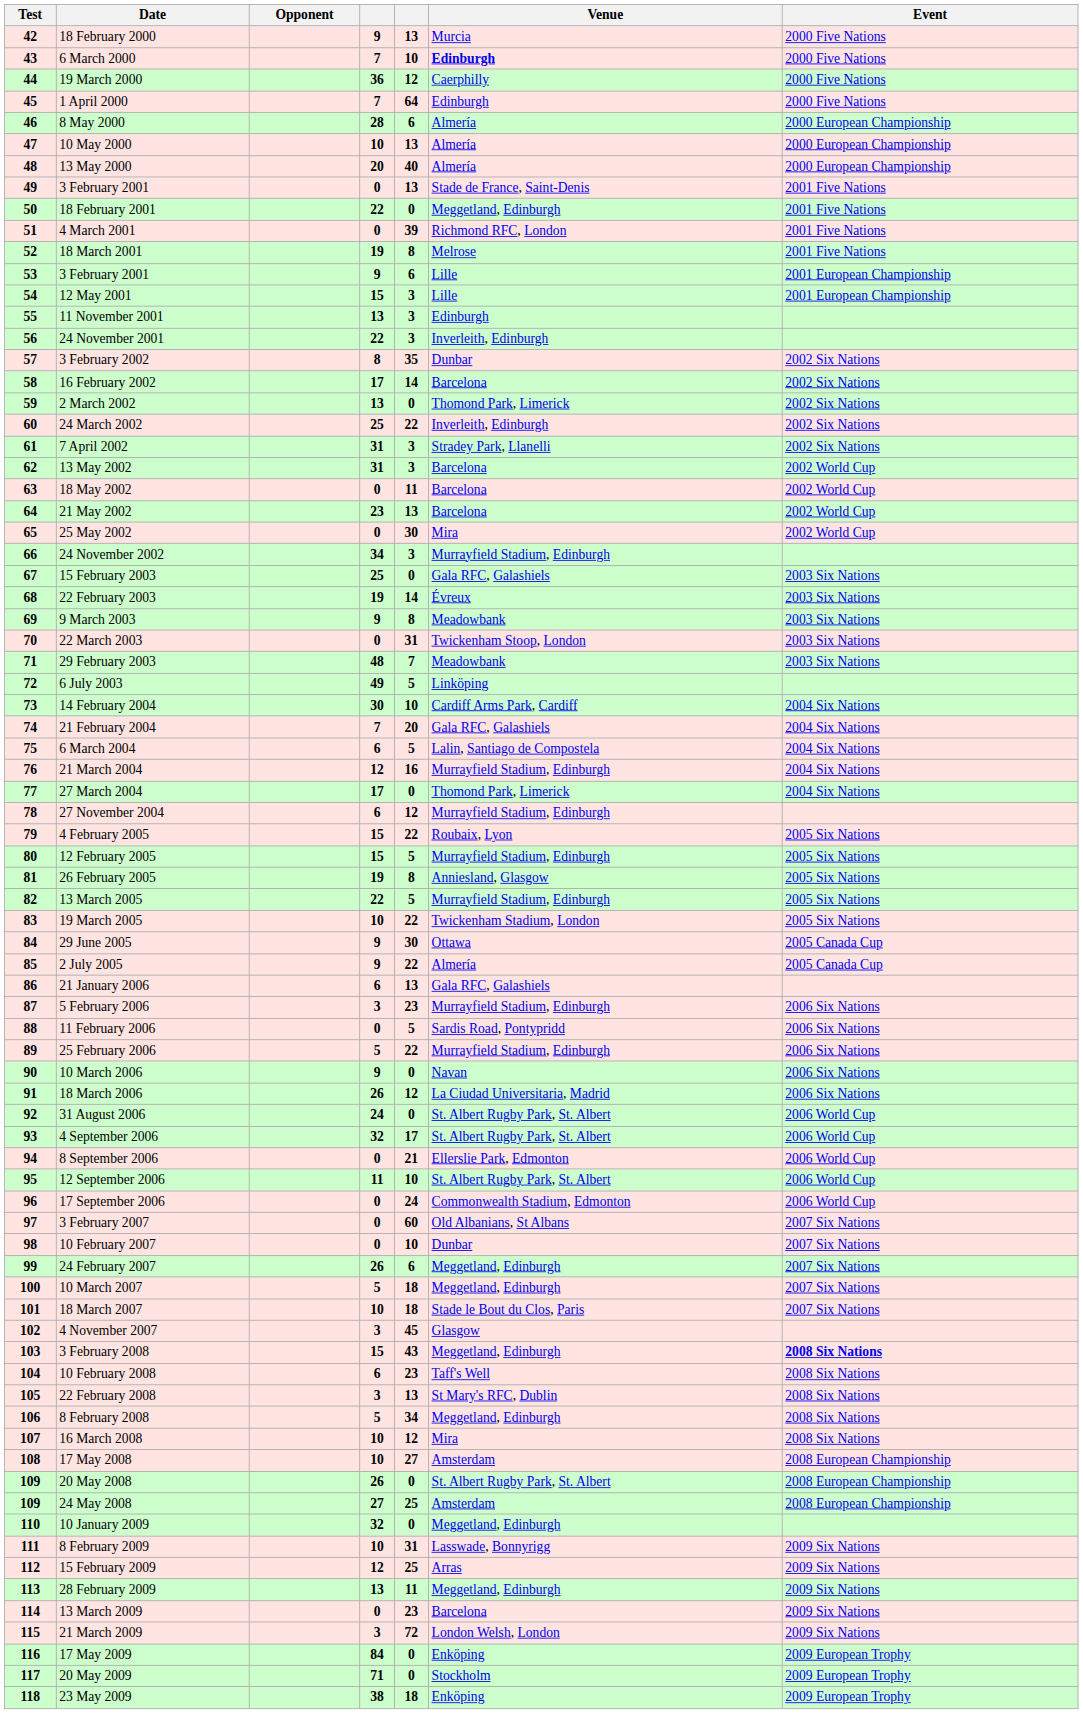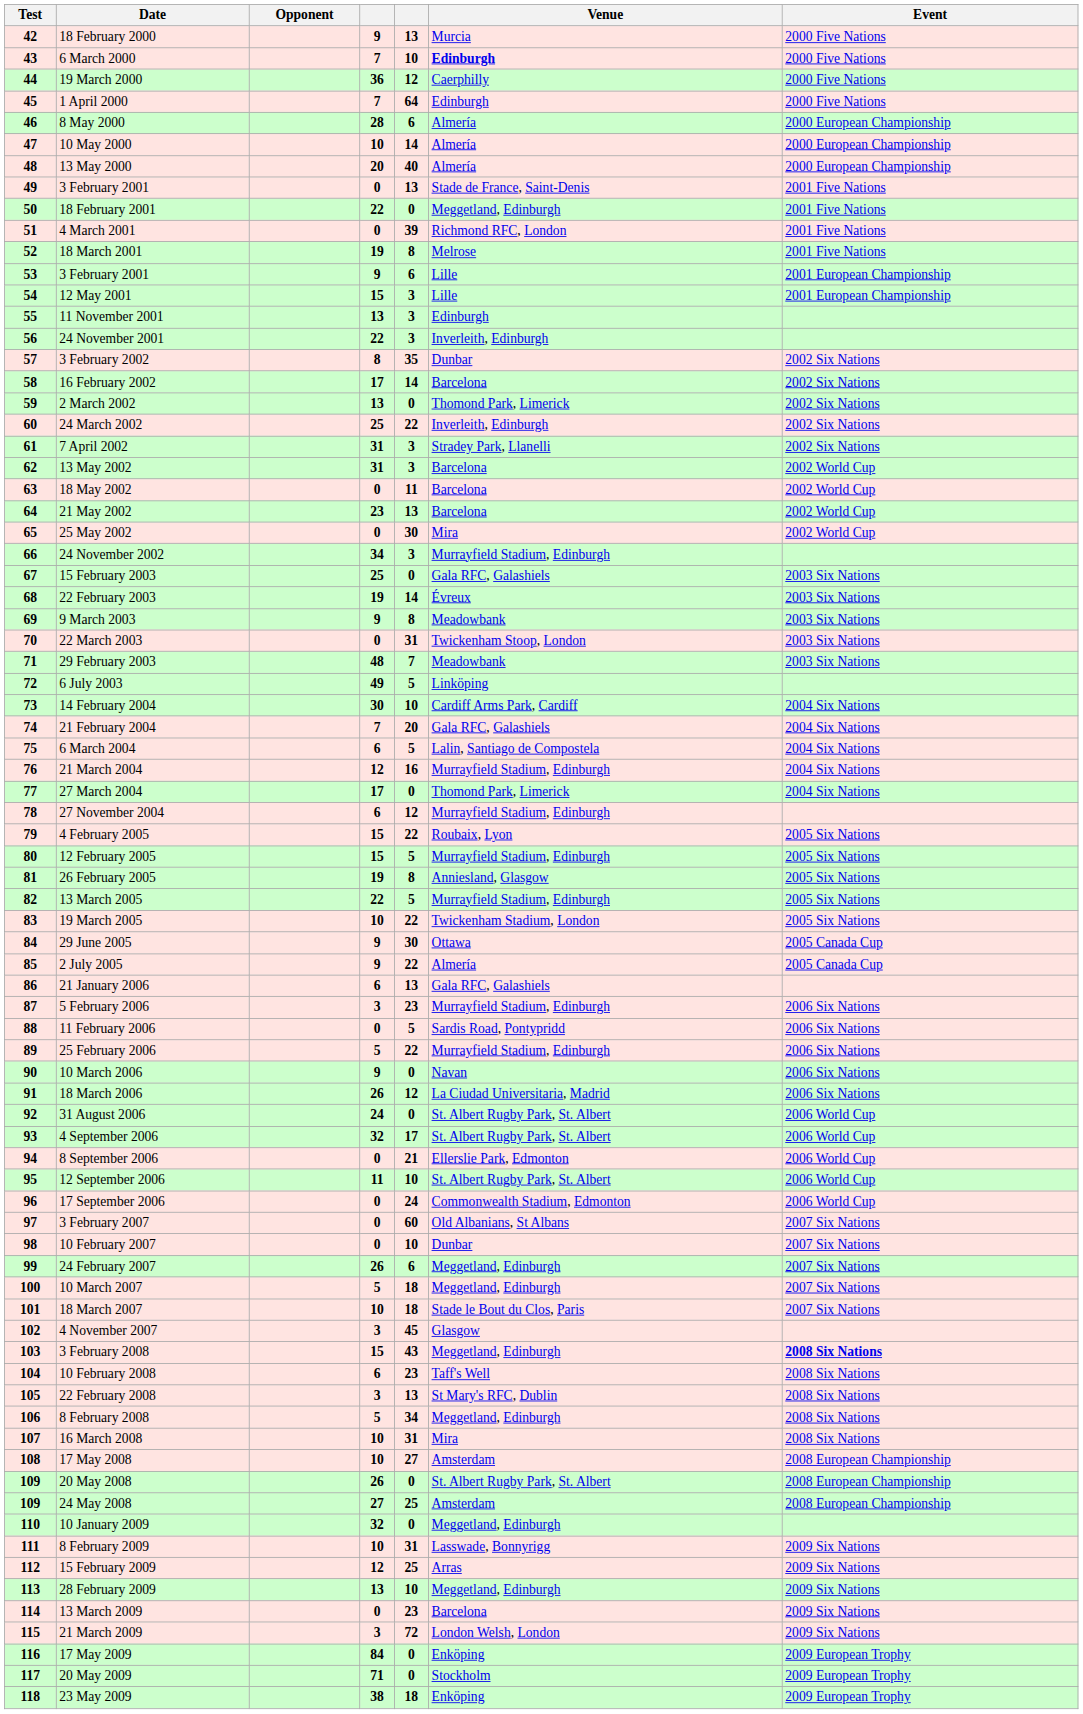(411, 144) 13 -> (411, 144) 14
(411, 1438) 12 -> (411, 1438) 31
(411, 1589) 11 -> (411, 1589) 10
